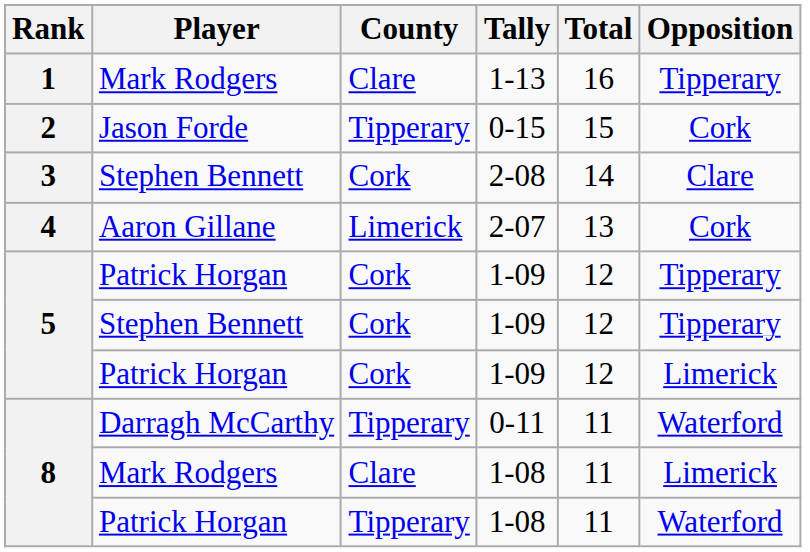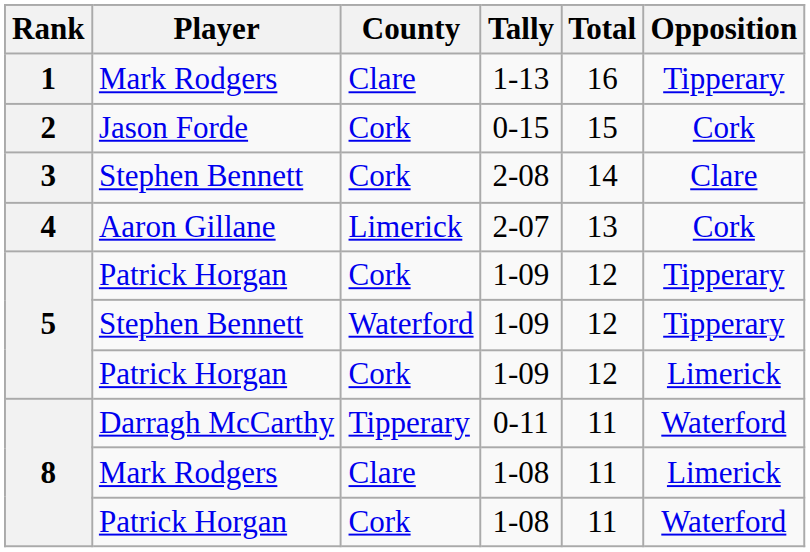(409, 127) Tipperary -> (380, 127) Cork
(380, 324) Cork -> (411, 324) Waterford
(409, 521) Tipperary -> (380, 521) Cork
